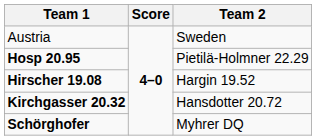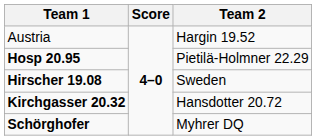(201, 37) Sweden -> (216, 37) Hargin 19.52
(216, 80) Hargin 19.52 -> (201, 80) Sweden
